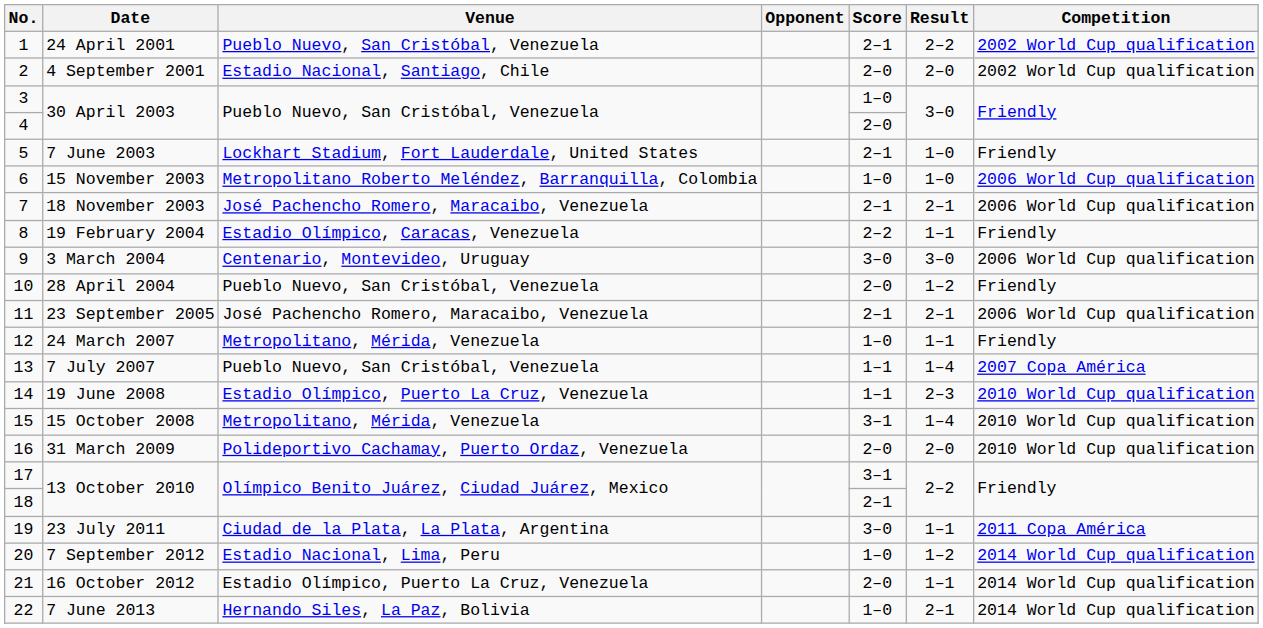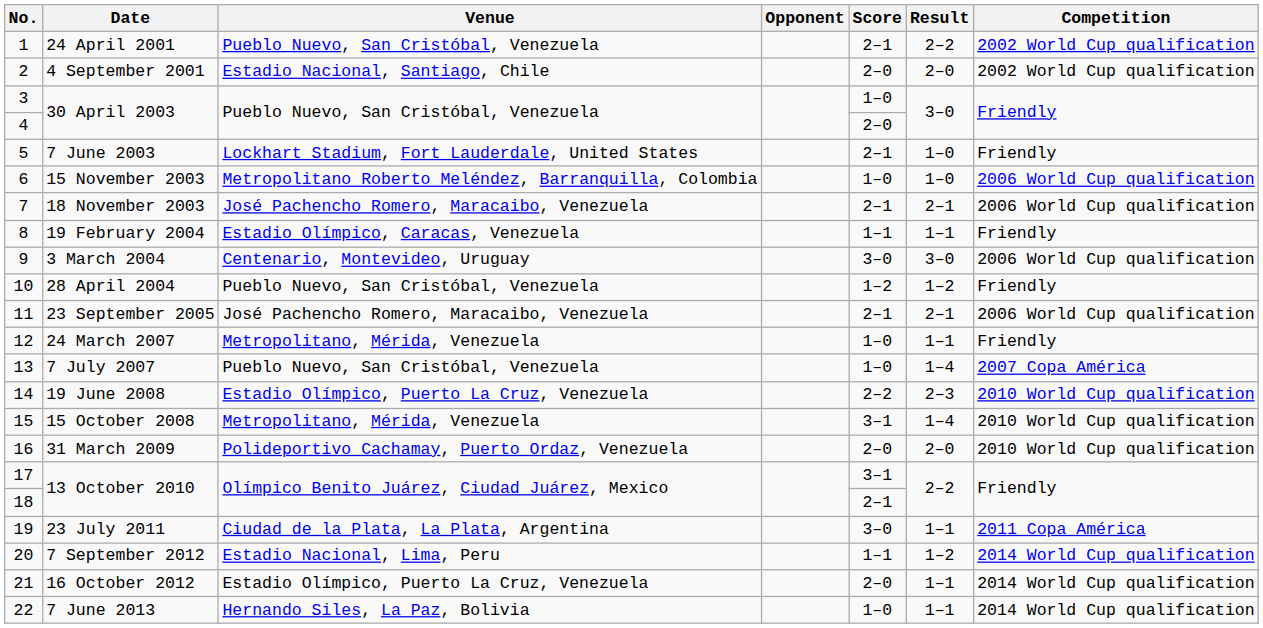(877, 233) 2–2 -> (877, 233) 1–1
(877, 287) 2–0 -> (877, 287) 1–2
(877, 368) 1–1 -> (877, 368) 1–0
(877, 395) 1–1 -> (877, 395) 2–2
(877, 556) 1–0 -> (877, 556) 1–1
(940, 610) 2–1 -> (940, 610) 1–1
